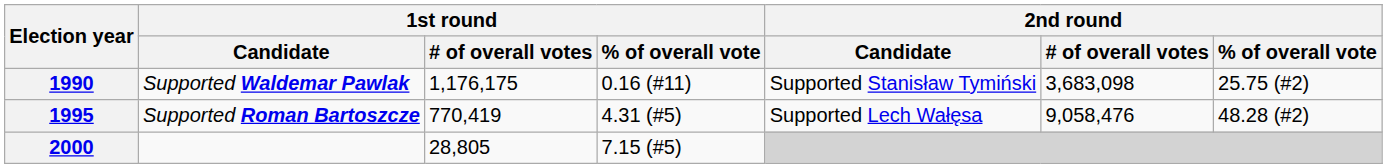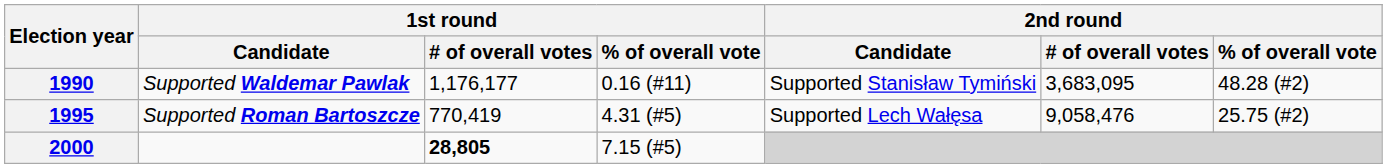(473, 83) 1,176,175 -> (473, 83) 1,176,177
(1090, 83) 3,683,098 -> (1090, 83) 3,683,095
(1264, 83) 25.75 (#2) -> (1264, 83) 48.28 (#2)
(1264, 115) 48.28 (#2) -> (1264, 115) 25.75 (#2)
(460, 147) normal -> (460, 147) bold
